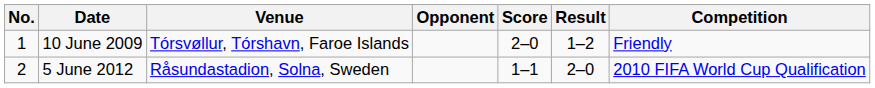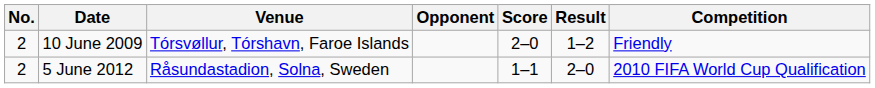(22, 43) 1 -> (22, 43) 2
